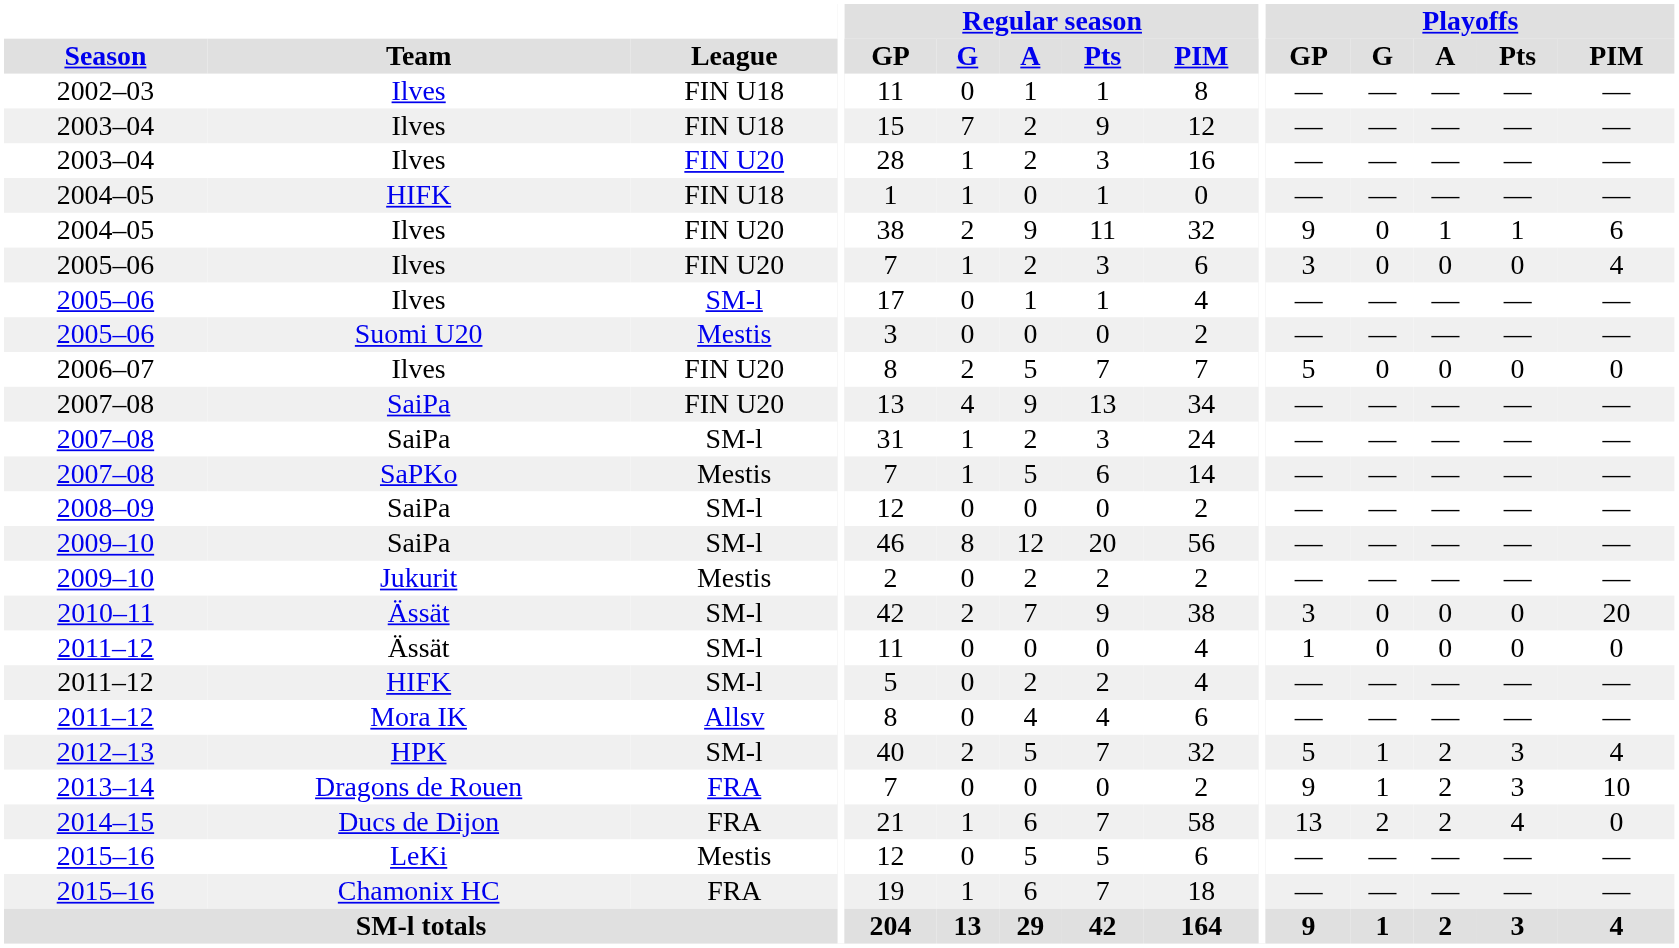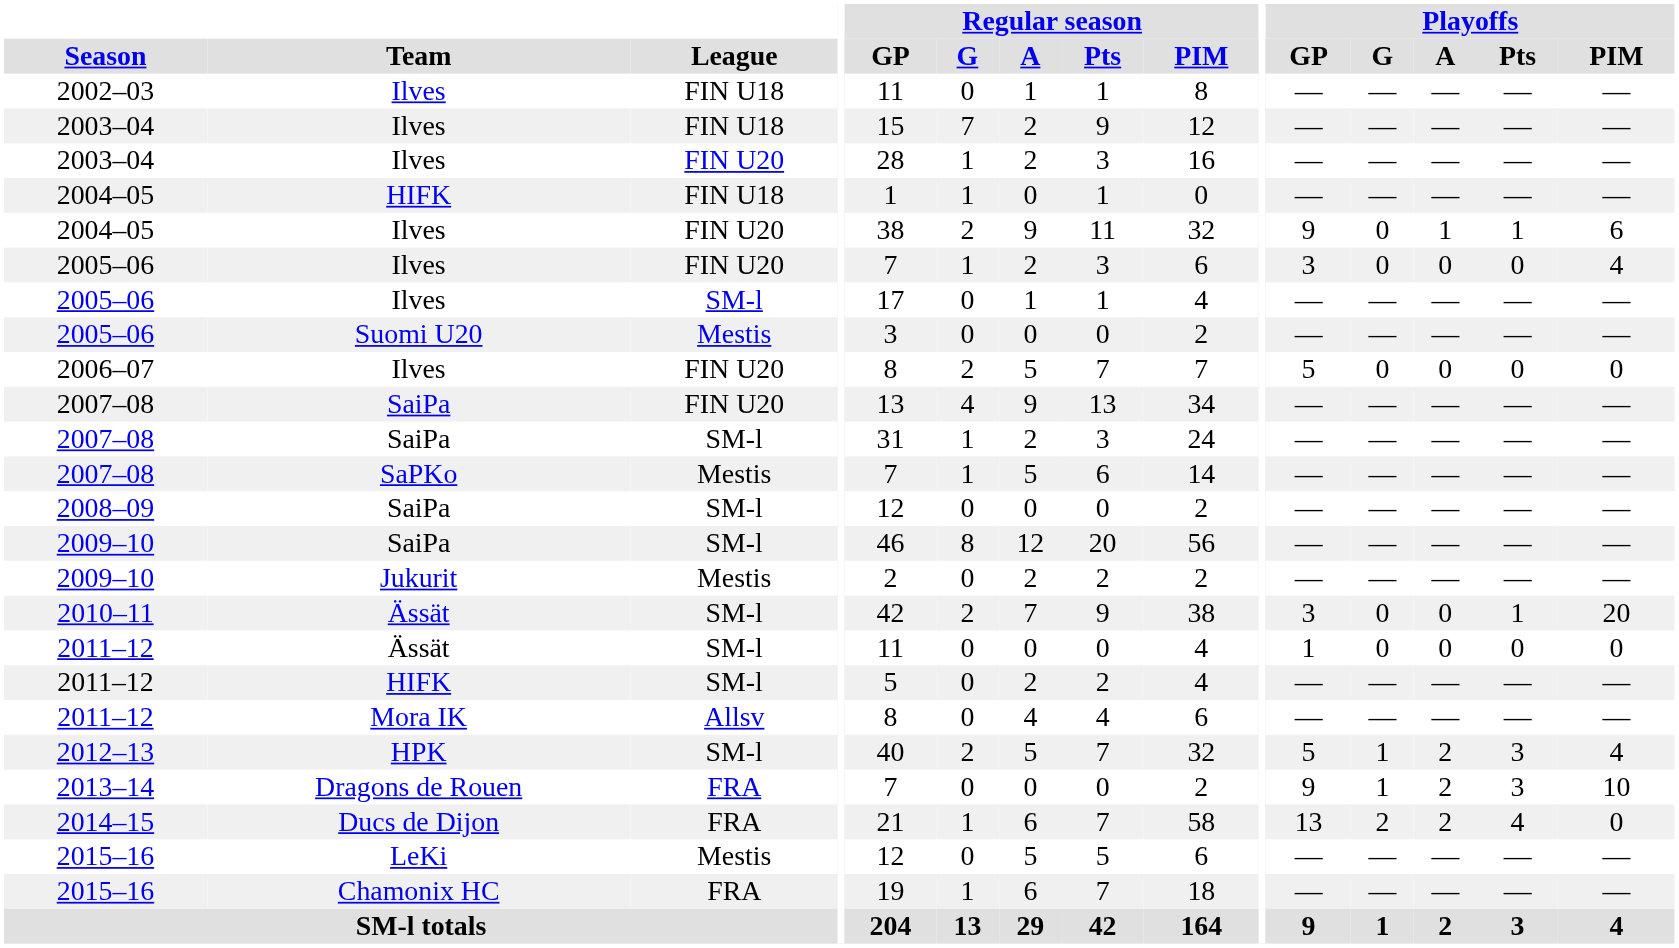(1518, 612) 0 -> (1518, 612) 1
